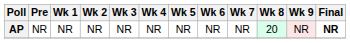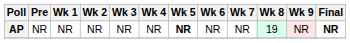(183, 29) normal -> (183, 29) bold
(272, 29) 20 -> (272, 29) 19
